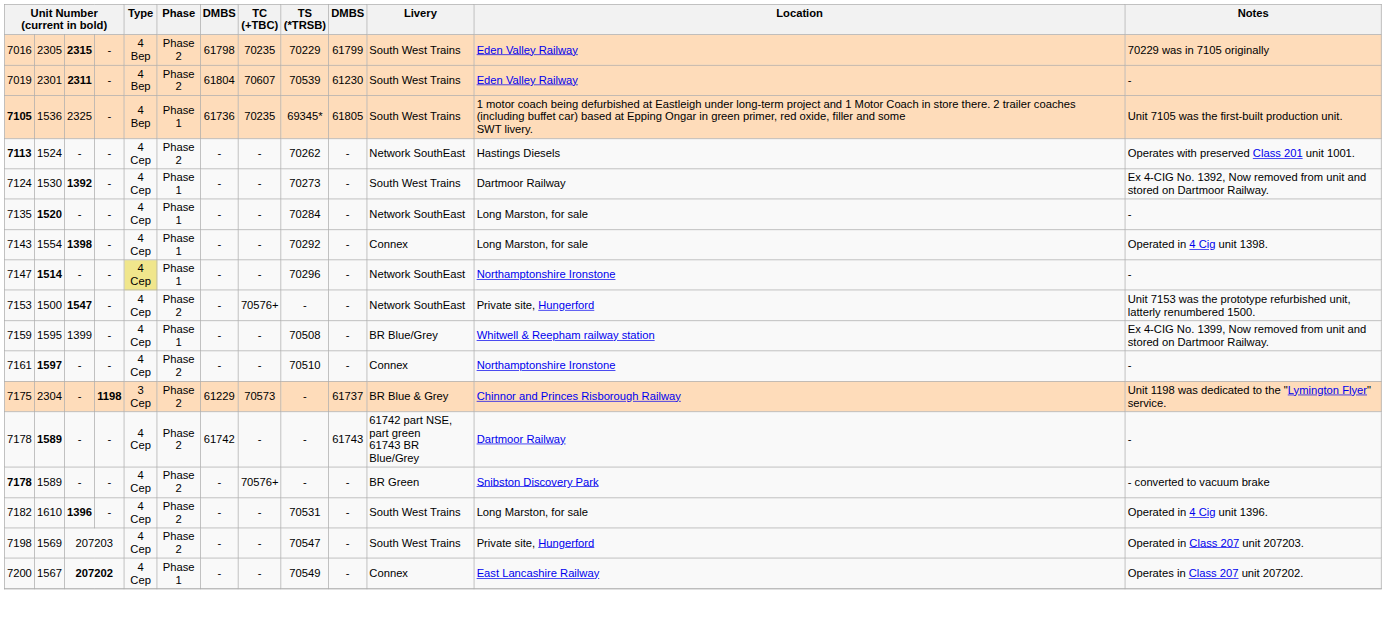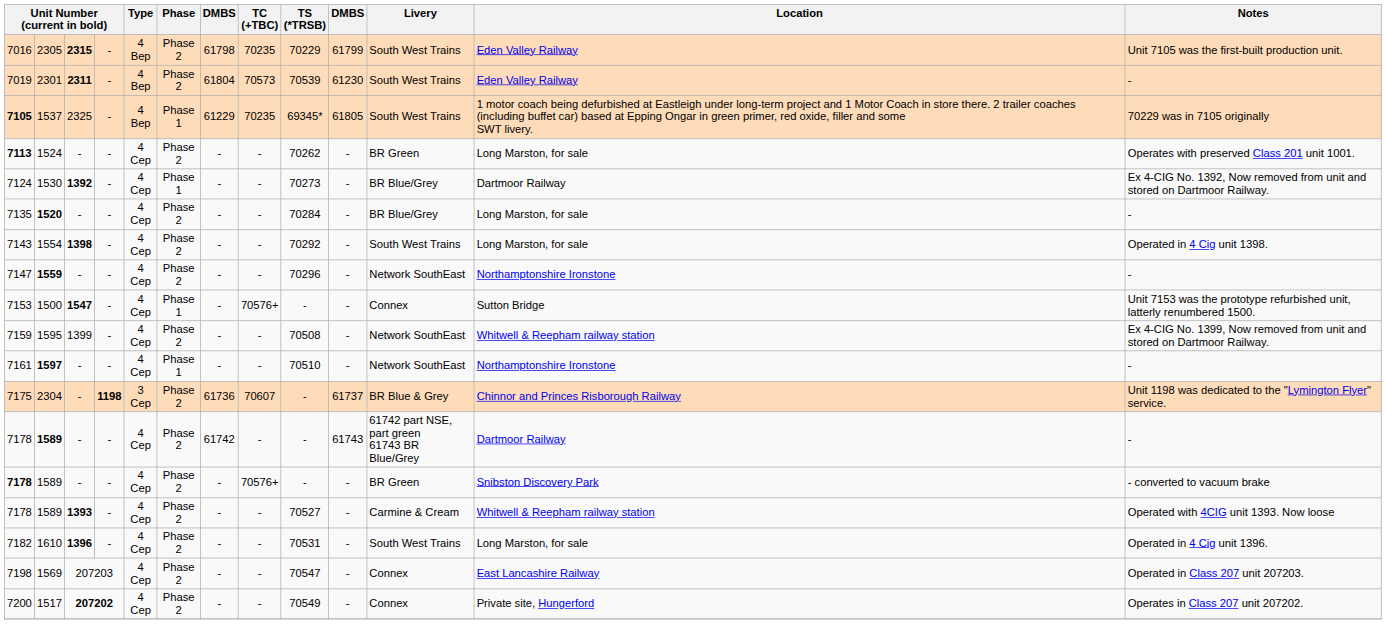(1198, 50) 70229 was in 7105 originally -> (1235, 50) Unit 7105 was the first-built production unit.
(260, 80) 70607 -> (260, 80) 70573
(49, 117) 1536 -> (49, 117) 1537
(219, 117) 61736 -> (219, 117) 61229
(1235, 117) Unit 7105 was the first-built production unit. -> (1198, 117) 70229 was in 7105 originally
(417, 153) Network SouthEast -> (394, 153) BR Green
(518, 153) Hastings Diesels -> (532, 153) Long Marston, for sale
(415, 184) South West Trains -> (404, 184) BR Blue/Grey
(179, 214) Phase 1 -> (179, 214) Phase 2
(417, 214) Network SouthEast -> (404, 214) BR Blue/Grey
(179, 244) Phase 1 -> (179, 244) Phase 2
(389, 244) Connex -> (415, 244) South West Trains
(49, 275) 1514 -> (49, 275) 1559
(141, 275) khaki background -> (141, 275) no background
(179, 275) Phase 1 -> (179, 275) Phase 2
(179, 305) Phase 2 -> (179, 305) Phase 1
(417, 305) Network SouthEast -> (389, 305) Connex
(535, 305) Private site, Hungerford -> (511, 305) Sutton Bridge
(179, 335) Phase 1 -> (179, 335) Phase 2
(404, 335) BR Blue/Grey -> (417, 335) Network SouthEast
(179, 366) Phase 2 -> (179, 366) Phase 1
(389, 366) Connex -> (417, 366) Network SouthEast
(219, 396) 61229 -> (219, 396) 61736
(260, 396) 70573 -> (260, 396) 70607
+ row: (19, 512)
(415, 543) South West Trains -> (389, 573) Connex
(535, 543) Private site, Hungerford -> (538, 573) East Lancashire Railway
(49, 573) 1567 -> (49, 604) 1517
(179, 573) Phase 1 -> (179, 604) Phase 2
(538, 573) East Lancashire Railway -> (535, 604) Private site, Hungerford
